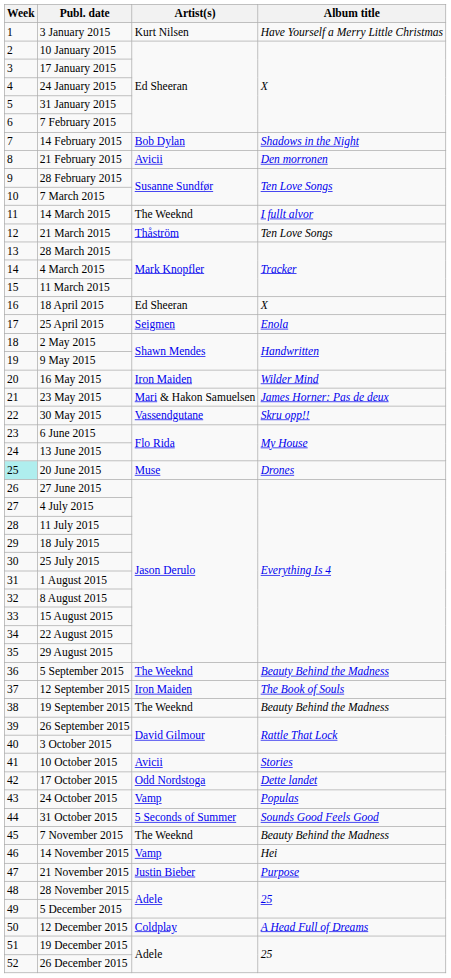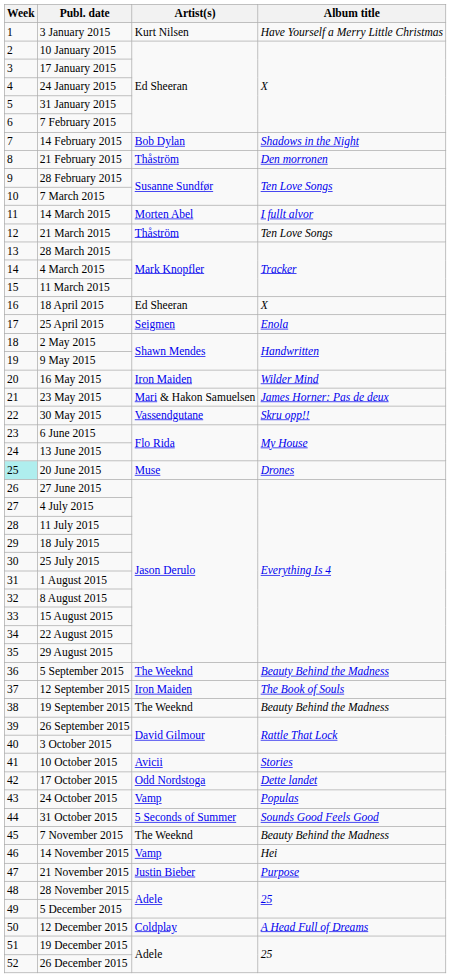(149, 159) Avicii -> (157, 159) Thåström
(164, 214) The Weeknd -> (164, 214) Morten Abel
